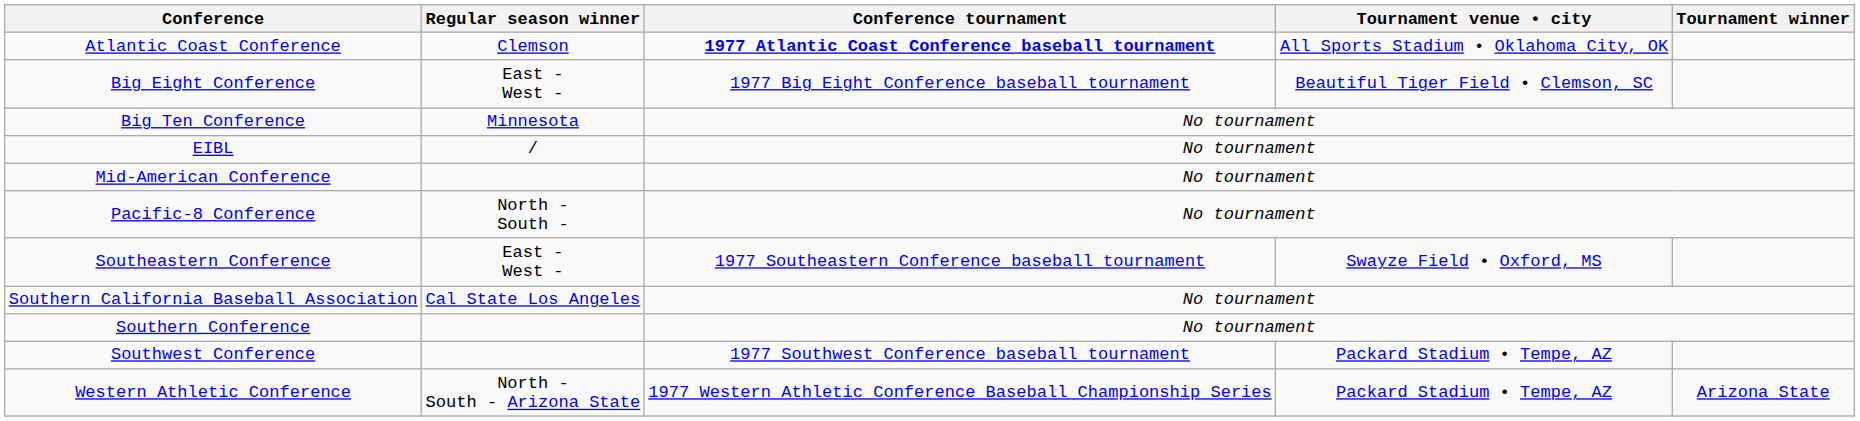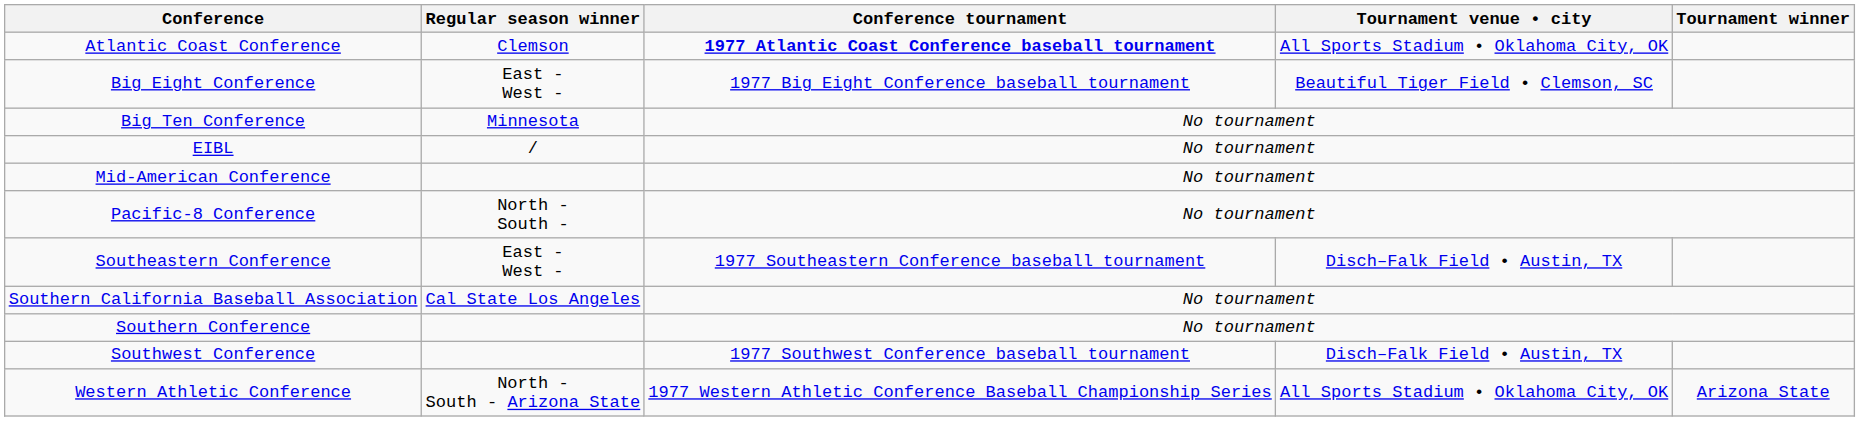(1474, 262) Swayze Field • Oxford, MS -> (1474, 262) Disch–Falk Field • Austin, TX
(1474, 355) Packard Stadium • Tempe, AZ -> (1474, 355) Disch–Falk Field • Austin, TX
(1474, 393) Packard Stadium • Tempe, AZ -> (1474, 393) All Sports Stadium • Oklahoma City, OK
